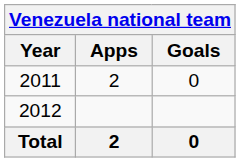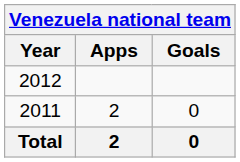rows swapped: (40, 80) <-> (40, 111)
